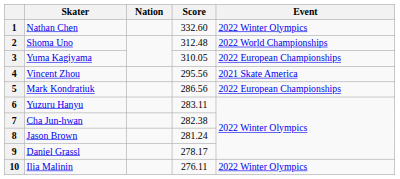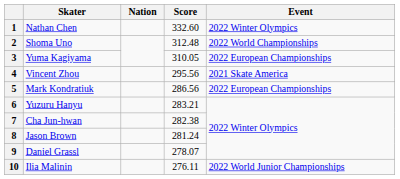(194, 105) 283.11 -> (185, 105) 283.21
(194, 151) 278.17 -> (185, 151) 278.07
(263, 167) 2022 Winter Olympics -> (277, 167) 2022 World Junior Championships
